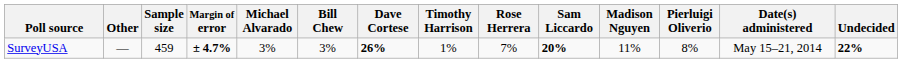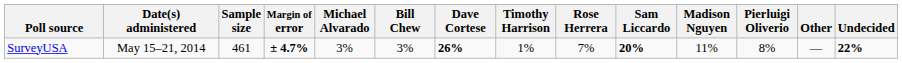columns swapped: (777, 21) <-> (123, 28)
(164, 48) 459 -> (241, 48) 461
